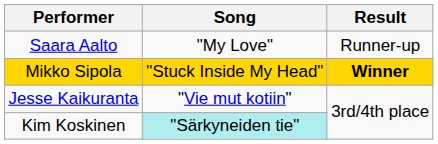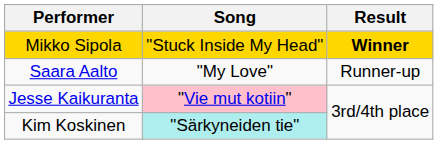rows swapped: (73, 71) <-> (73, 44)
(235, 98) no background -> (235, 98) pink background
